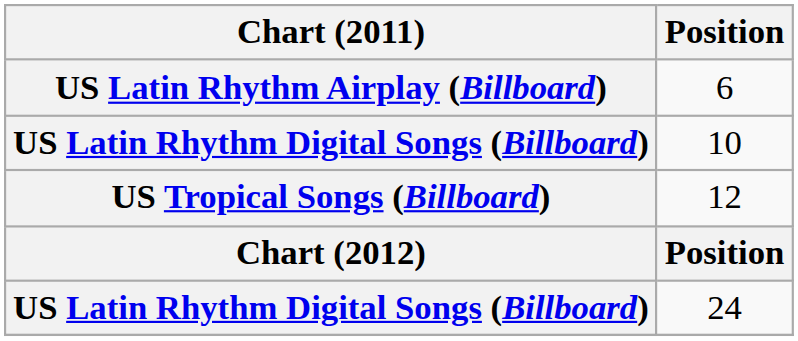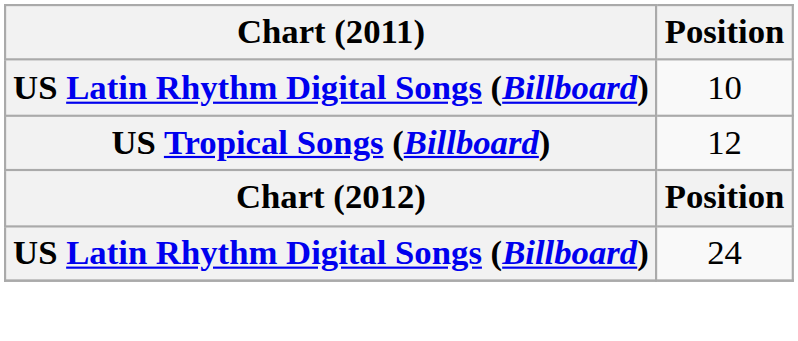- row: (725, 87)
